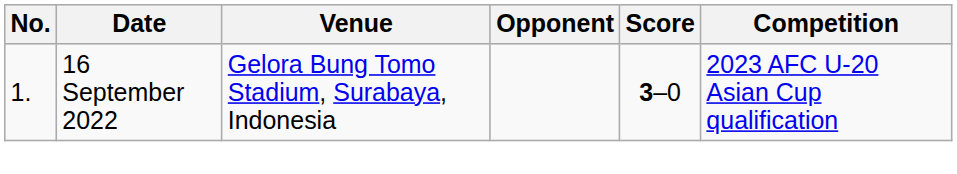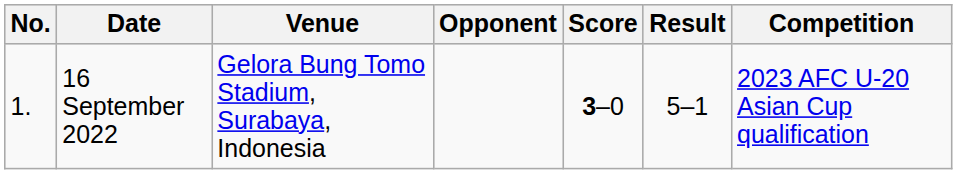+ column: (687, 24)
